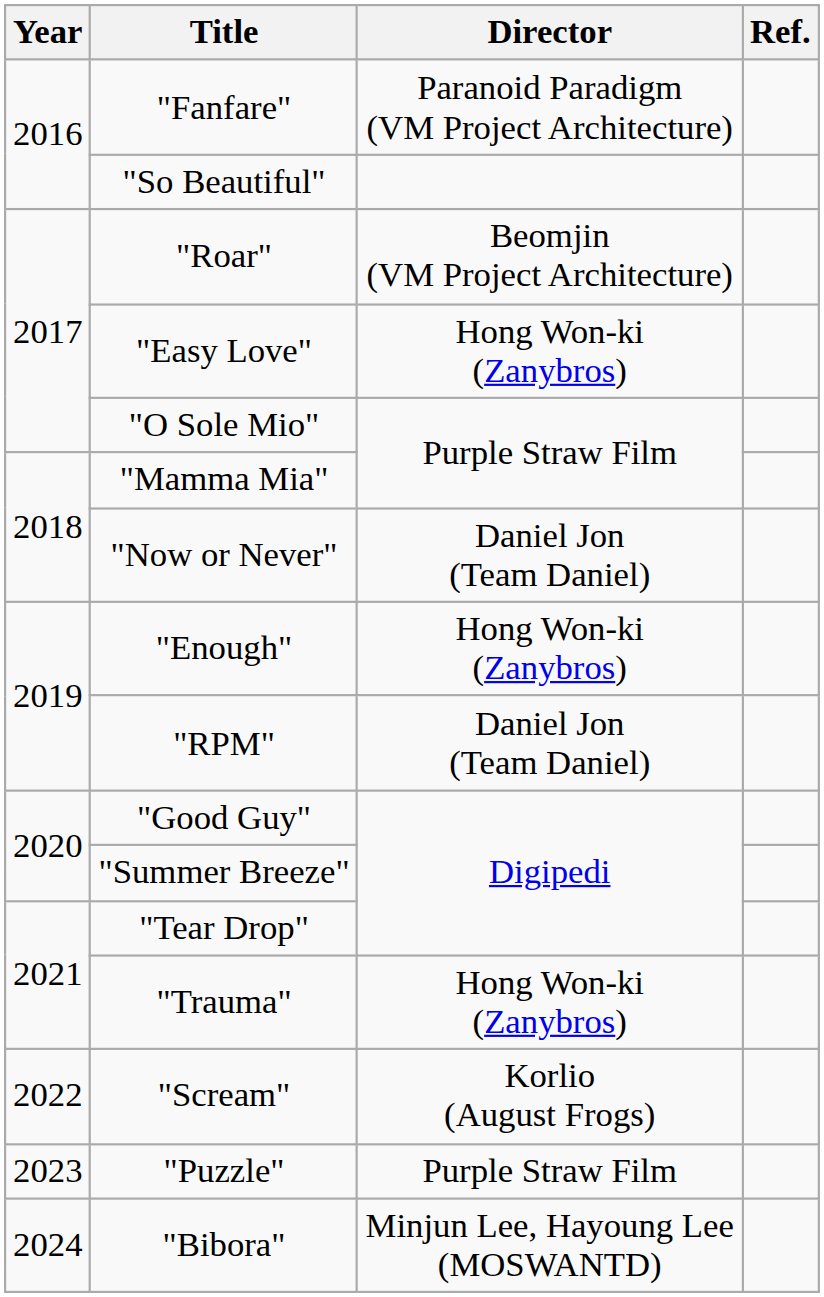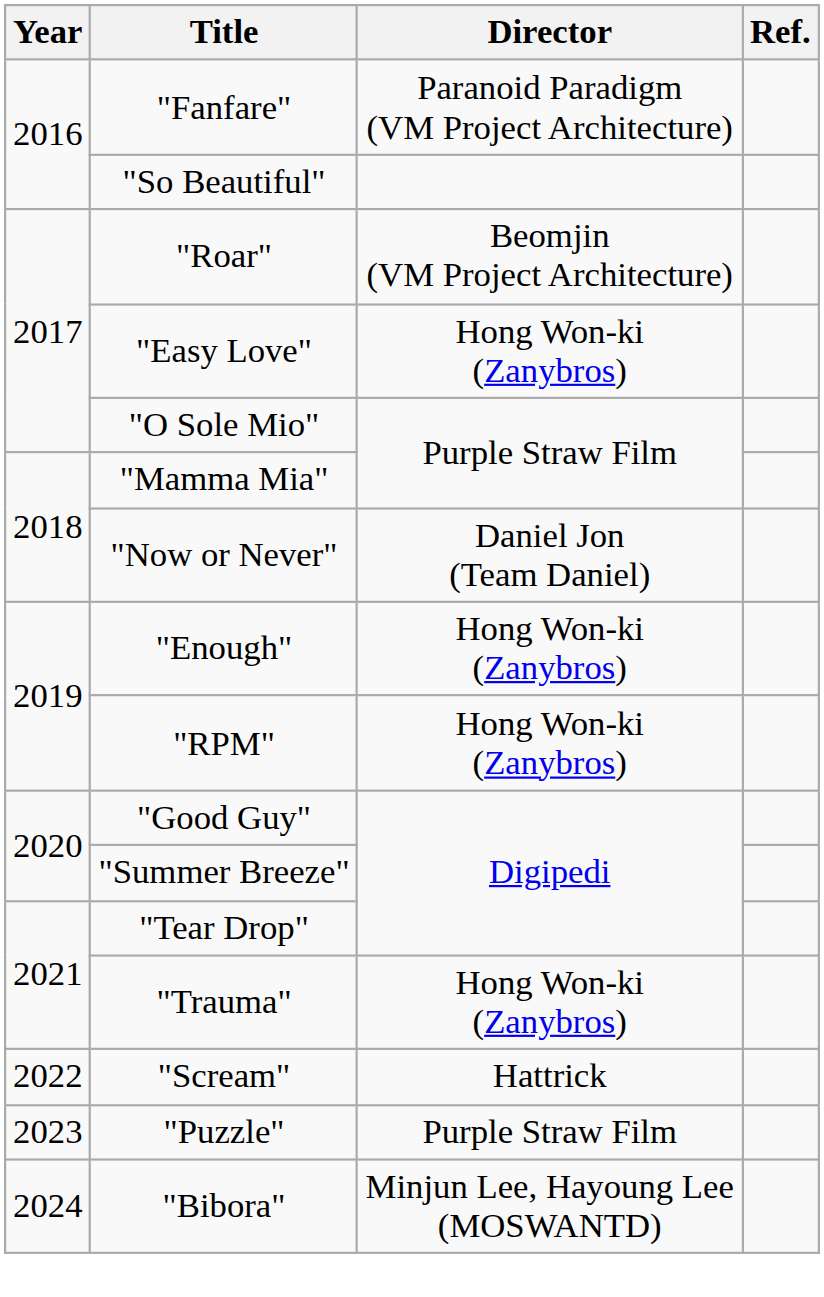(550, 742) Daniel Jon (Team Daniel) -> (550, 742) Hong Won-ki (Zanybros)
(550, 1095) Korlio (August Frogs) -> (550, 1076) Hattrick
